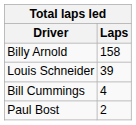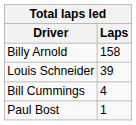(103, 110) 2 -> (103, 110) 1
